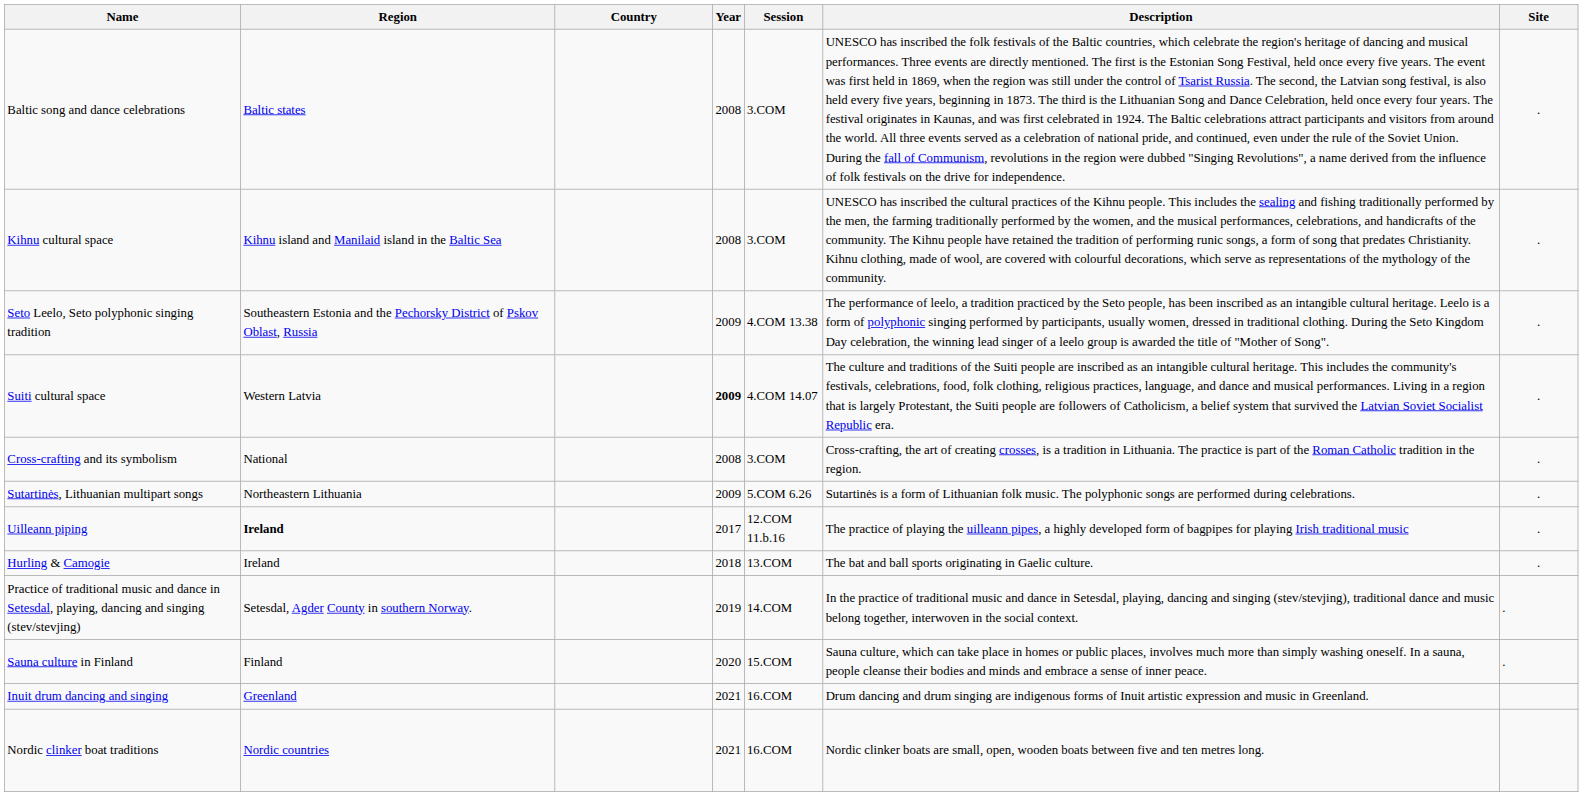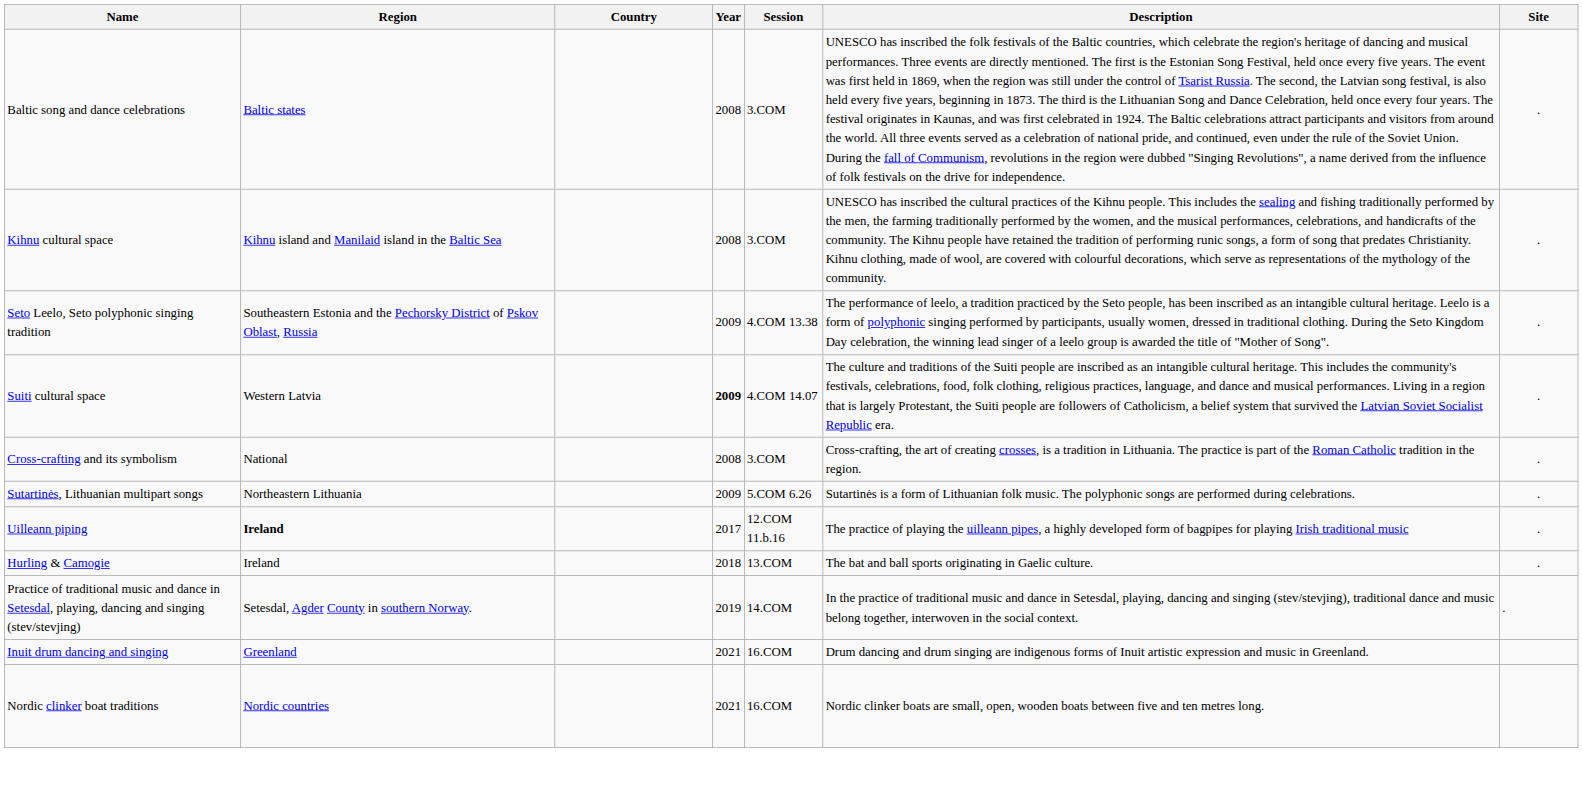- row: (70, 661)
